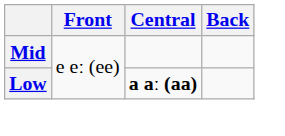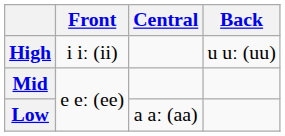+ row: (30, 51)
(163, 83) bold -> (166, 114) normal
